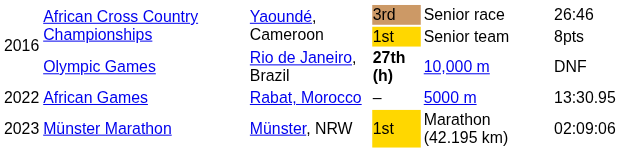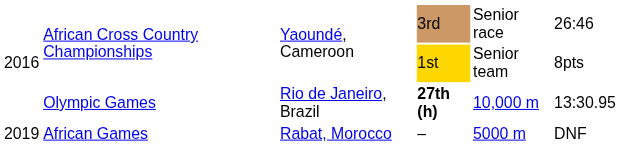(570, 67) DNF -> (585, 102) 13:30.95
(22, 98) 2022 -> (22, 133) 2019
(585, 98) 13:30.95 -> (570, 133) DNF
- row: (107, 128)
